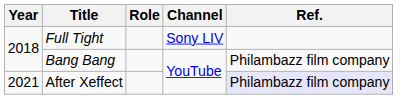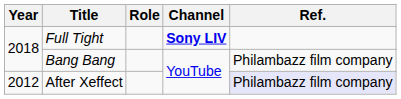(195, 37) normal -> (196, 37) bold
(23, 82) 2021 -> (23, 82) 2012
